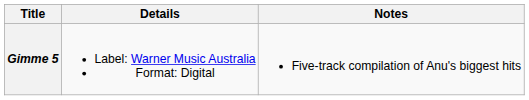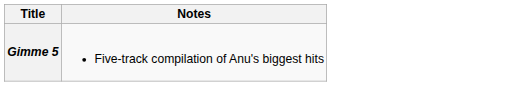- column: (160, 14)
